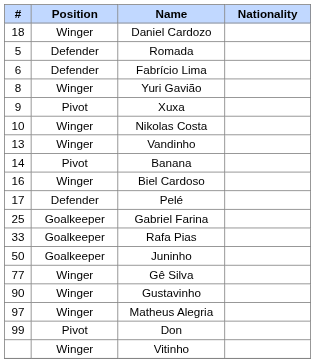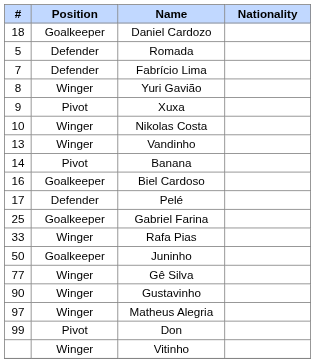(75, 32) Winger -> (75, 32) Goalkeeper
(18, 70) 6 -> (18, 70) 7
(75, 181) Winger -> (75, 181) Goalkeeper
(75, 237) Goalkeeper -> (75, 237) Winger
